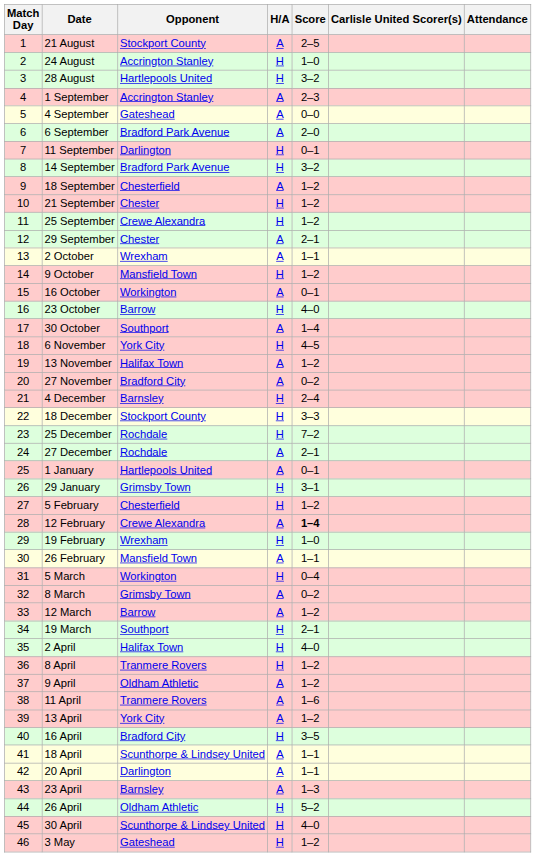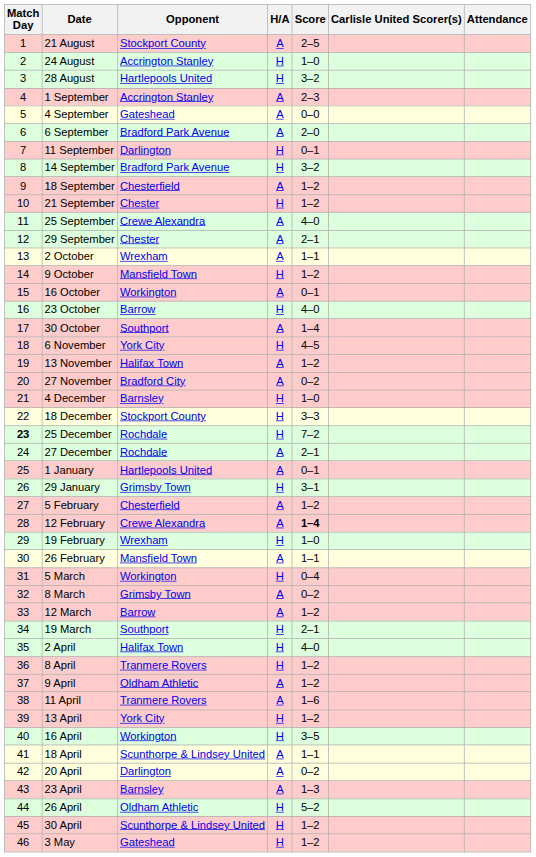(280, 221) H -> (280, 221) A
(310, 221) 1–2 -> (310, 221) 4–0
(310, 398) 2–4 -> (310, 398) 1–0
(23, 434) normal -> (23, 434) bold
(280, 505) H -> (280, 505) A
(280, 718) A -> (280, 718) H
(153, 736) Bradford City -> (148, 736) Workington
(310, 772) 1–1 -> (310, 772) 0–2
(310, 825) 4–0 -> (310, 825) 1–2
